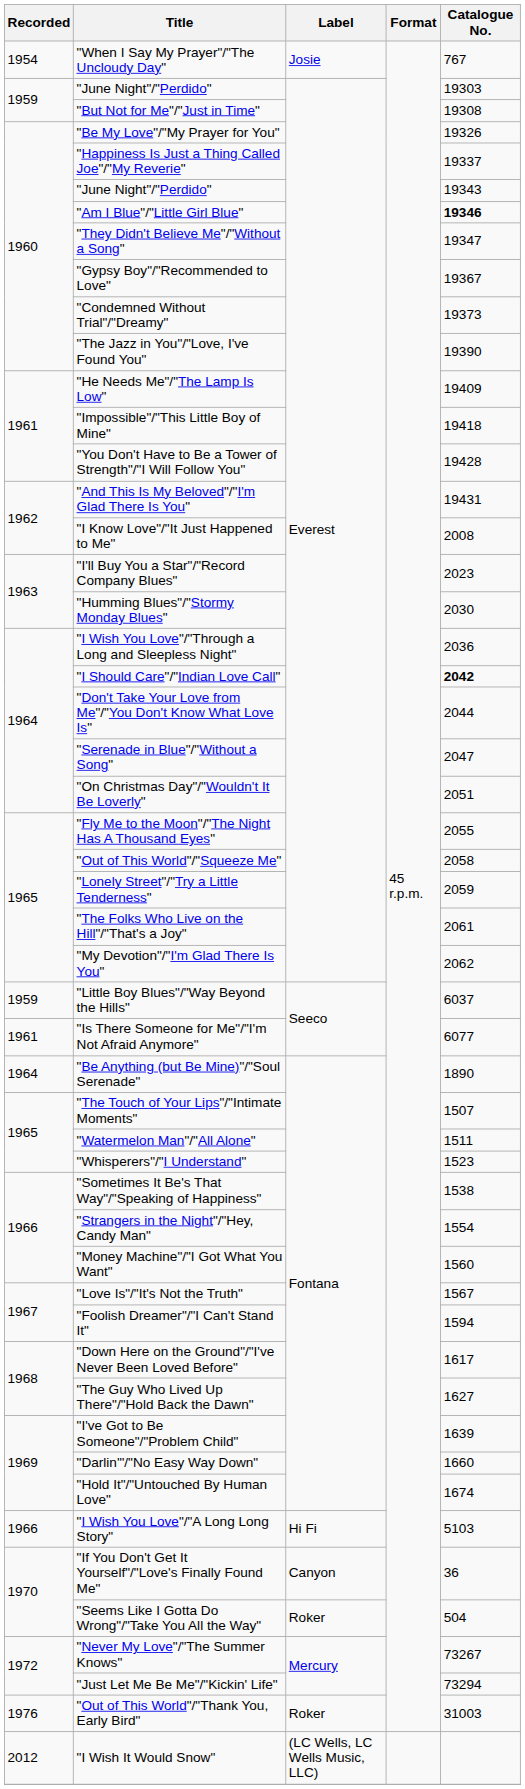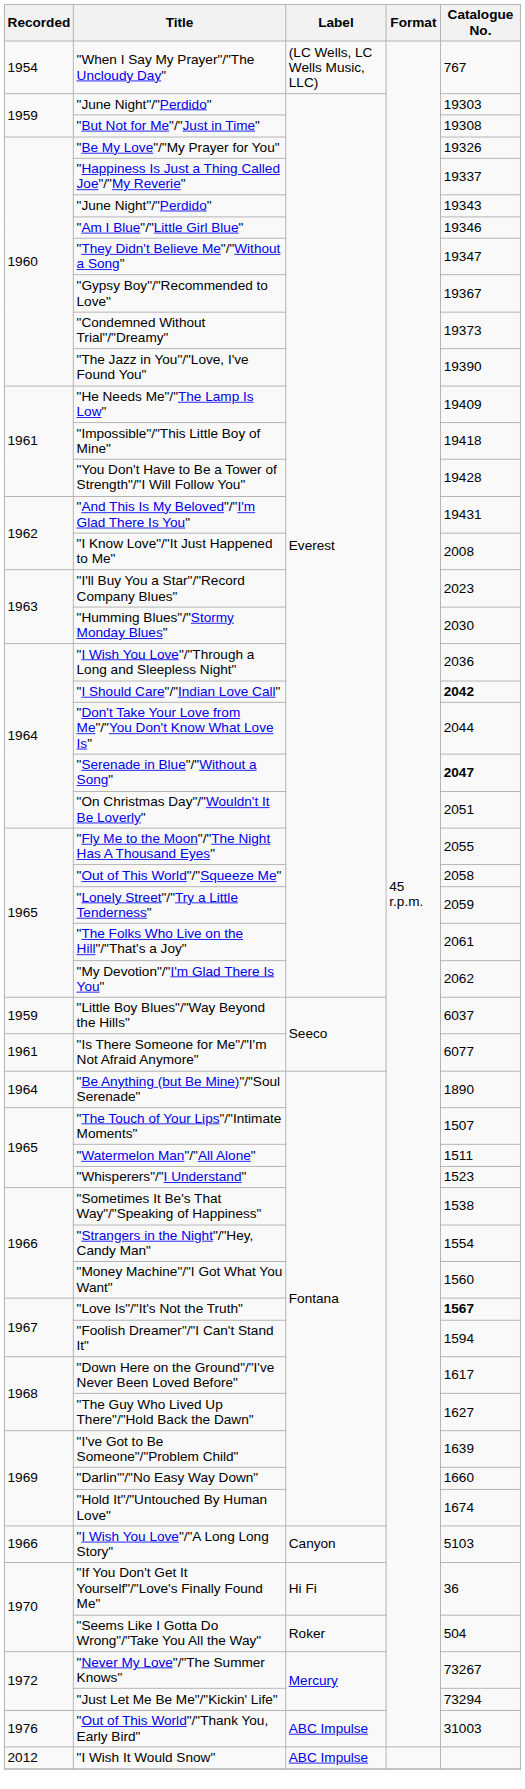(305, 59) Josie -> (331, 67) (LC Wells, LC Wells Music, LLC)
(463, 212) bold -> (463, 227) normal
(459, 757) normal -> (459, 772) bold
(459, 1293) normal -> (459, 1309) bold
(303, 1529) Hi Fi -> (312, 1544) Canyon
(312, 1573) Canyon -> (303, 1588) Hi Fi
(307, 1713) Roker -> (328, 1728) ABC Impulse
(331, 1757) (LC Wells, LC Wells Music, LLC) -> (328, 1757) ABC Impulse
